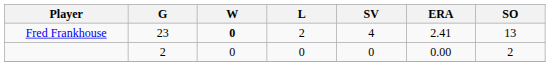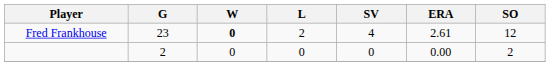(441, 33) 2.41 -> (441, 33) 2.61
(510, 33) 13 -> (510, 33) 12
